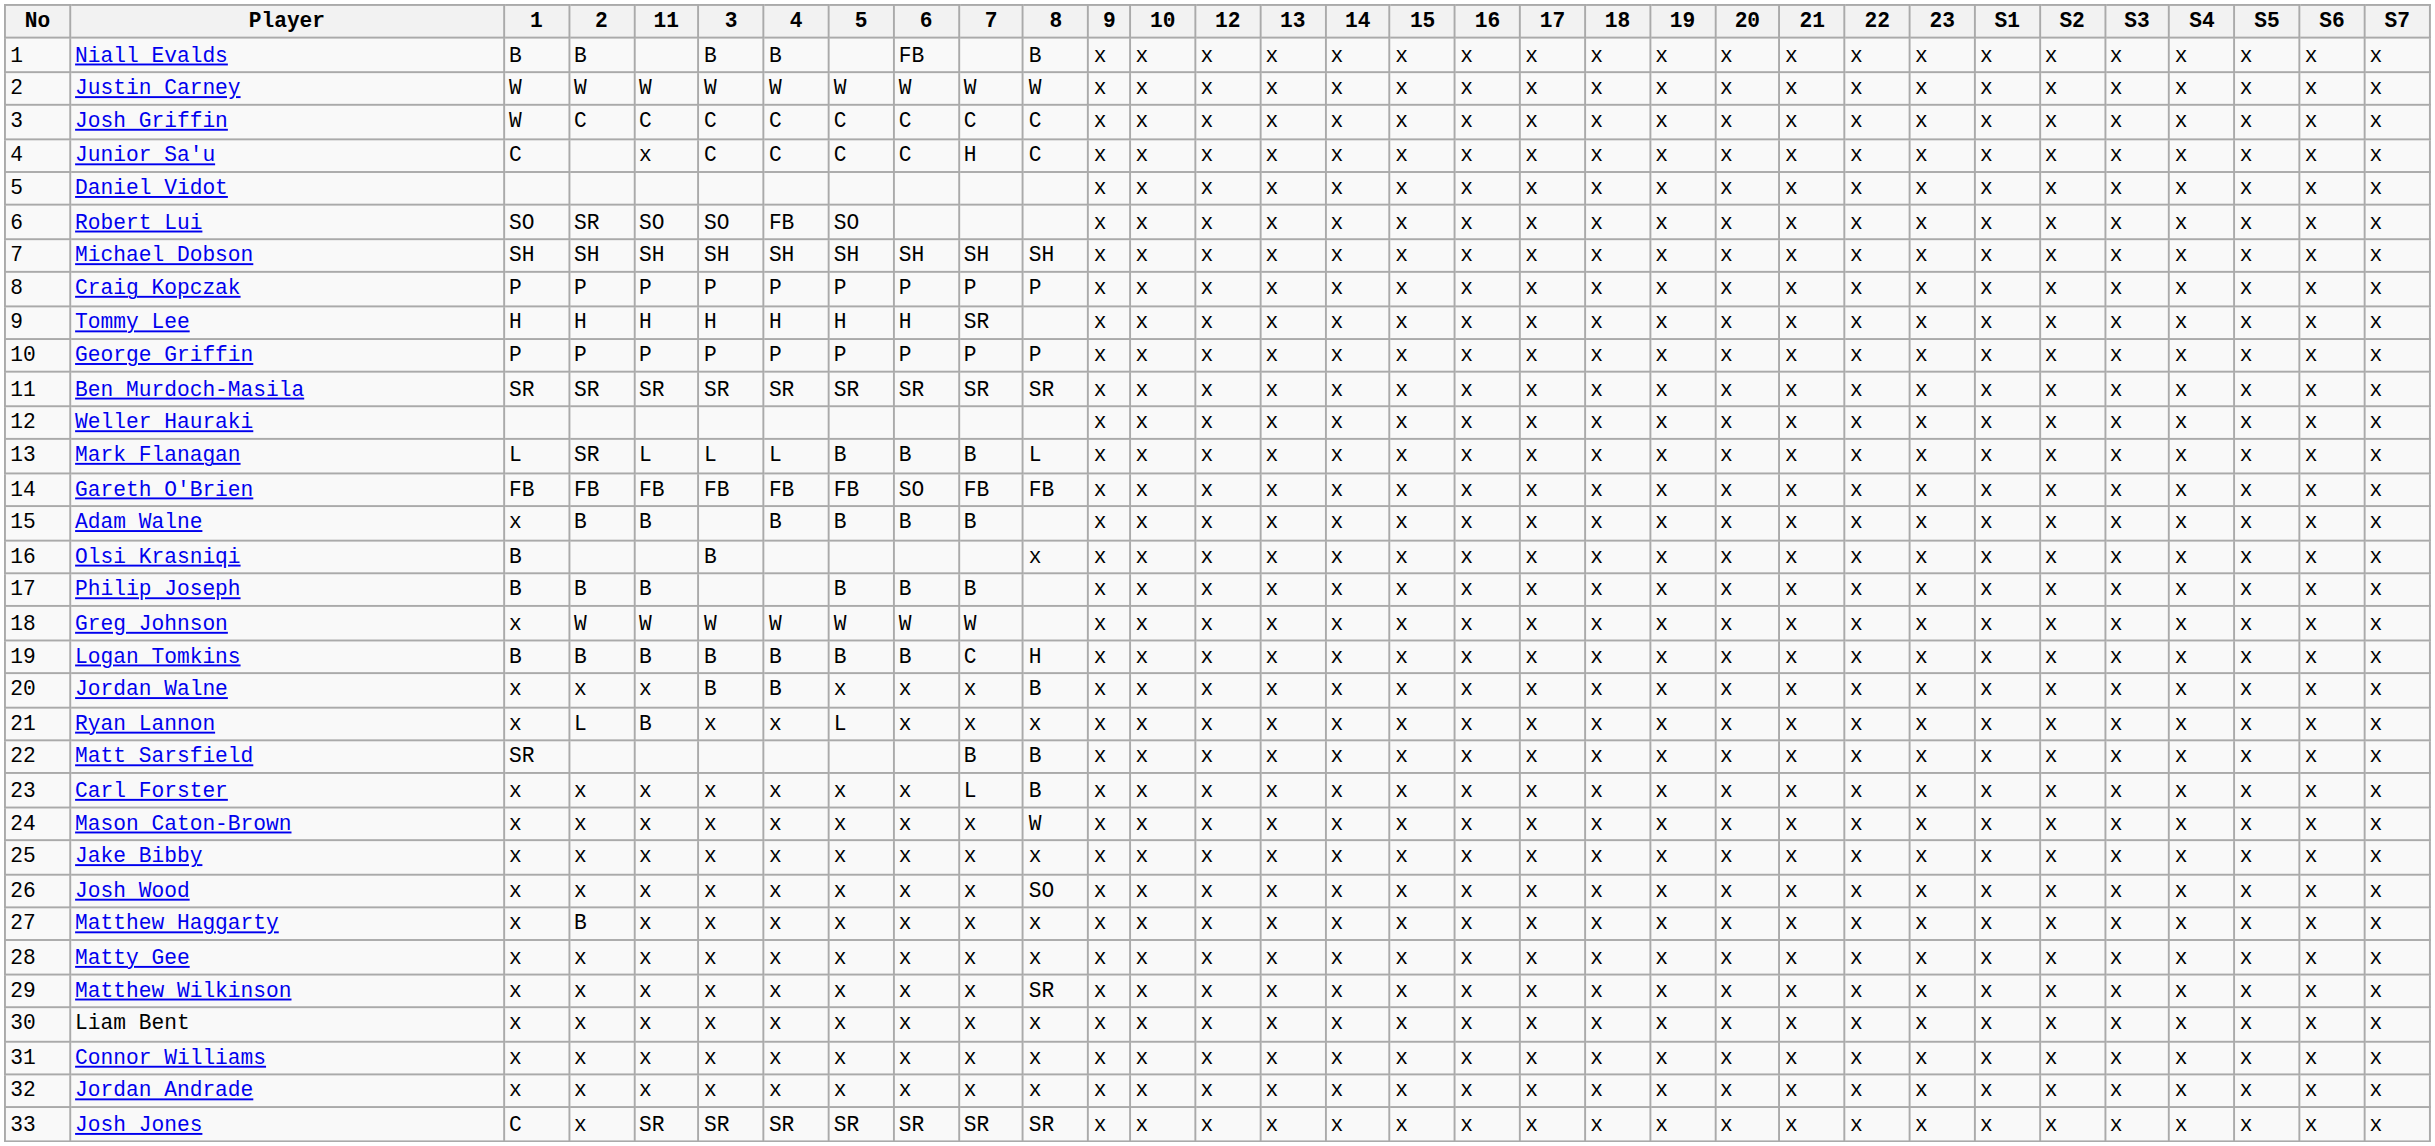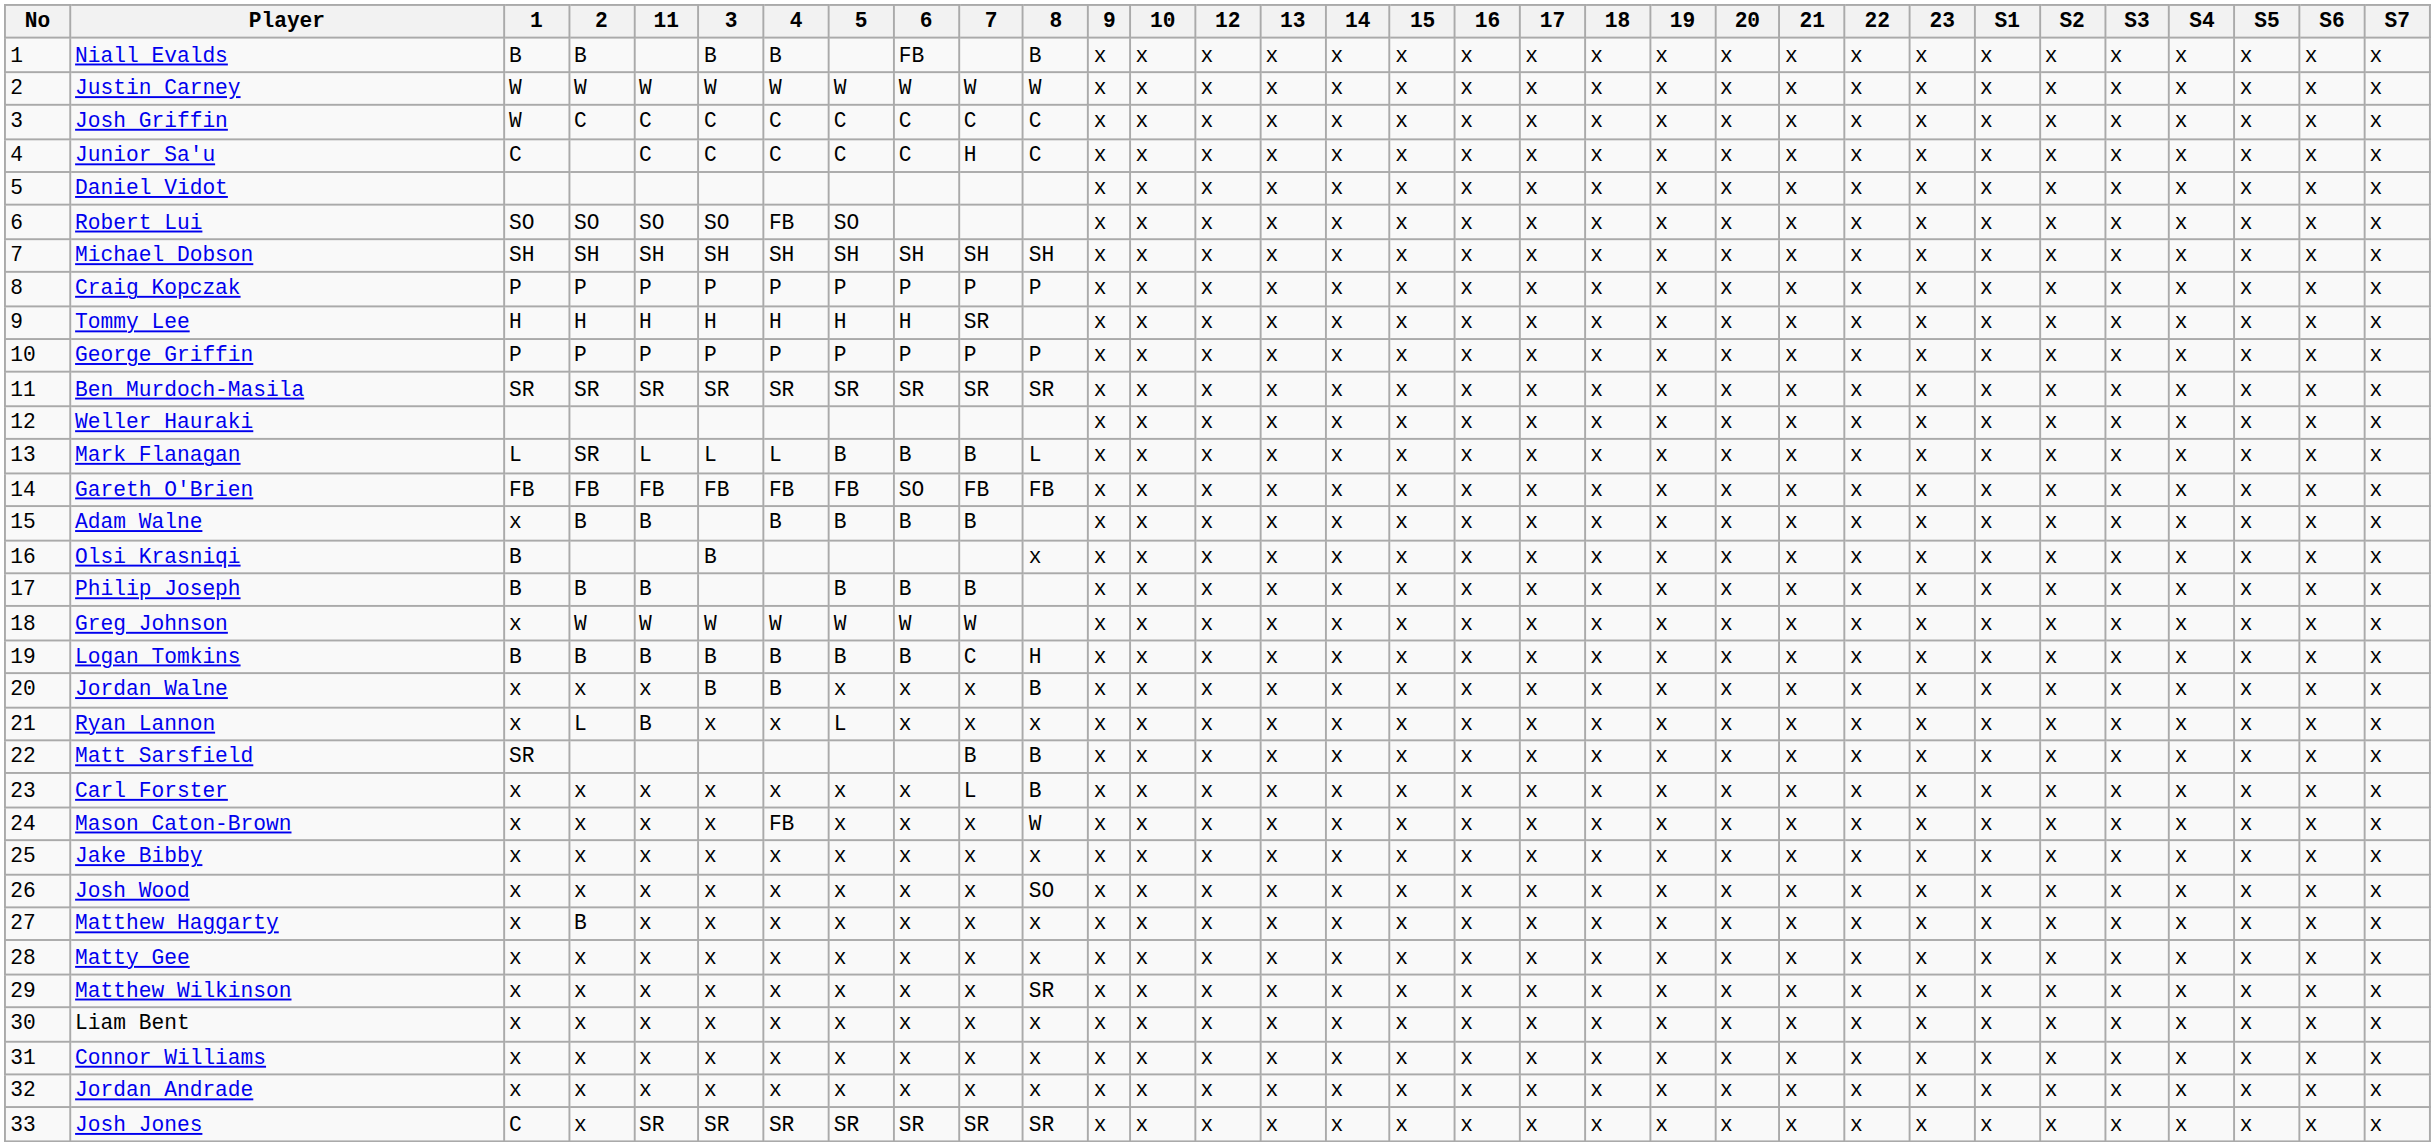(645, 155) x -> (645, 155) C
(587, 222) SR -> (587, 222) SO
(775, 824) x -> (782, 824) FB
